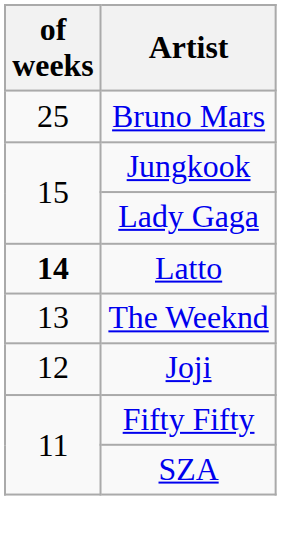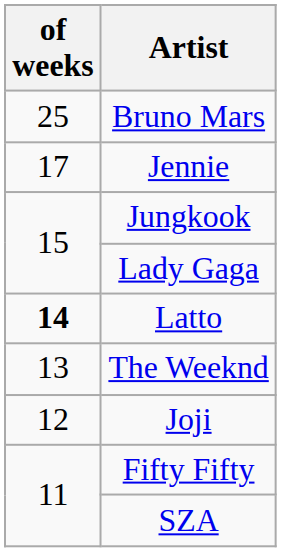+ row: (189, 166)
